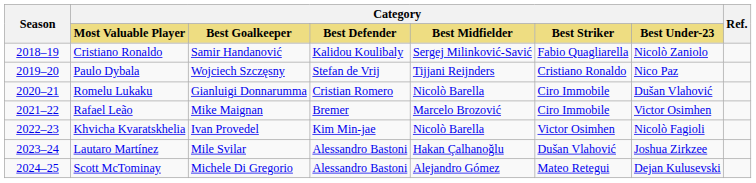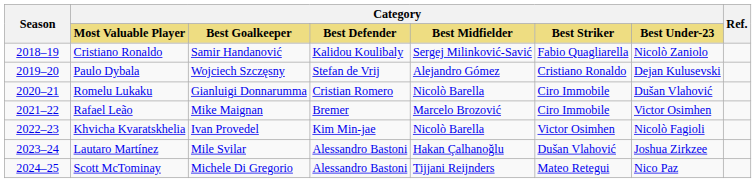(454, 71) Tijjani Reijnders -> (456, 71) Alejandro Gómez
(656, 71) Nico Paz -> (677, 71) Dejan Kulusevski
(456, 168) Alejandro Gómez -> (454, 168) Tijjani Reijnders
(677, 168) Dejan Kulusevski -> (656, 168) Nico Paz
